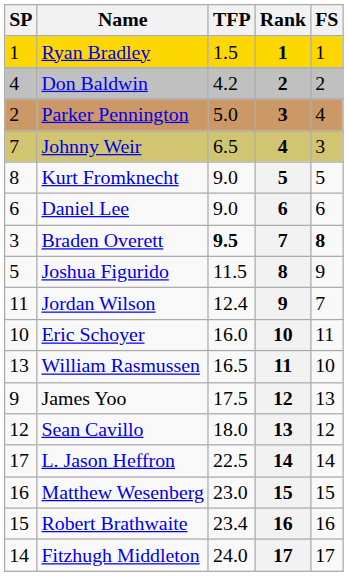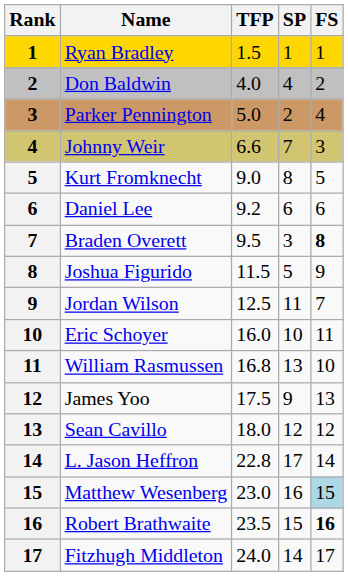columns swapped: (283, 20) <-> (21, 20)
(225, 83) 4.2 -> (249, 83) 4.0
(225, 146) 6.5 -> (249, 146) 6.6
(225, 209) 9.0 -> (249, 209) 9.2
(225, 240) bold -> (249, 240) normal
(230, 303) 12.4 -> (254, 303) 12.5
(230, 366) 16.5 -> (254, 366) 16.8
(230, 460) 22.5 -> (254, 460) 22.8
(325, 492) no background -> (325, 492) lightblue background
(230, 523) 23.4 -> (254, 523) 23.5
(325, 523) normal -> (325, 523) bold
